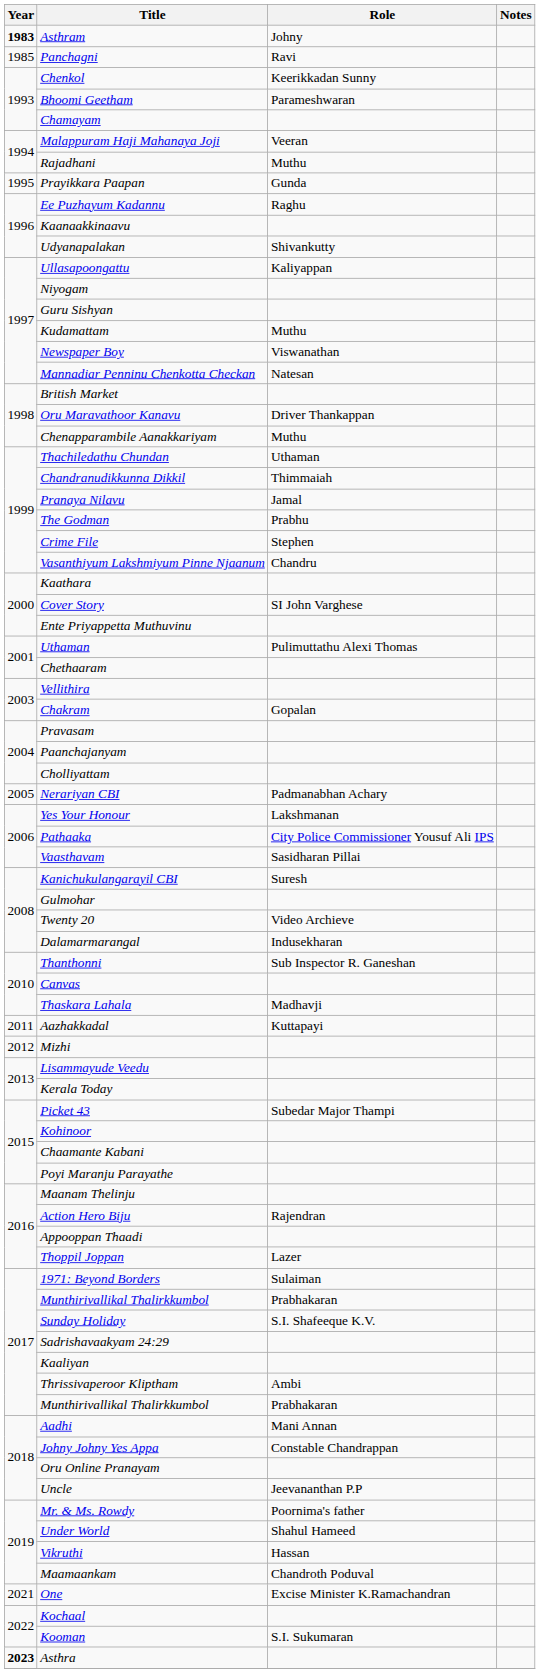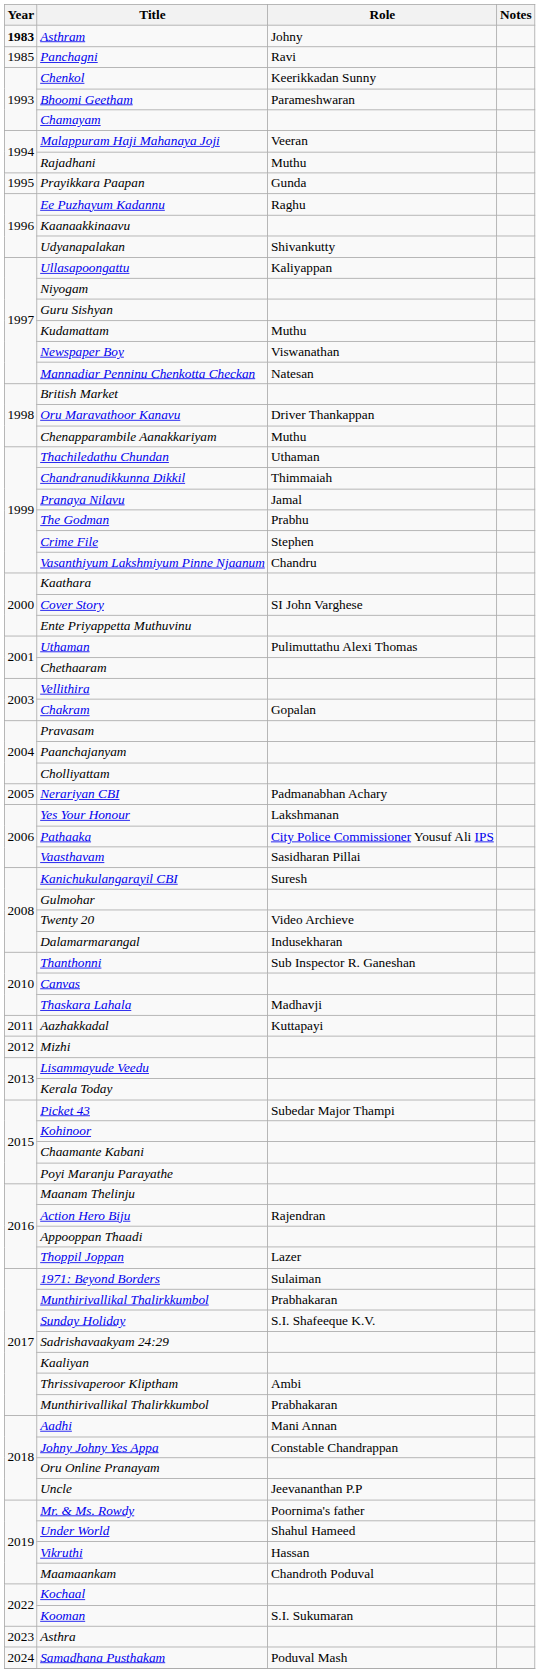- row: (51, 1594)
(21, 1657) bold -> (21, 1636) normal
+ row: (103, 1657)
